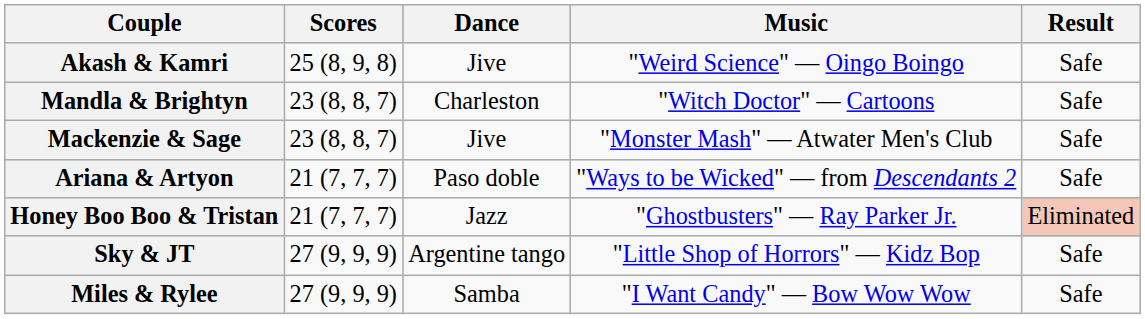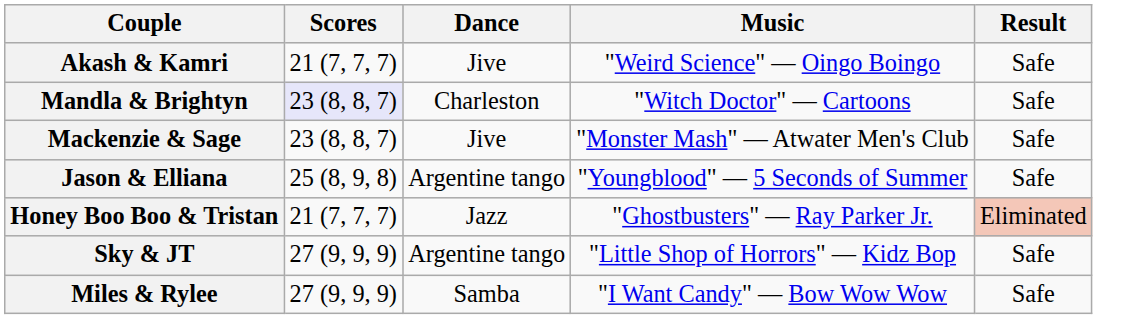(343, 62) 25 (8, 9, 8) -> (343, 62) 21 (7, 7, 7)
(343, 100) no background -> (343, 100) lavender background
+ row: (144, 178)
- row: (144, 178)
